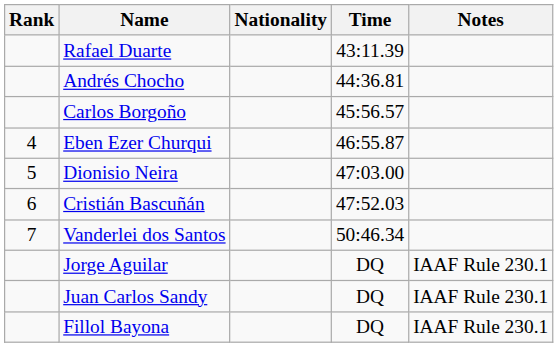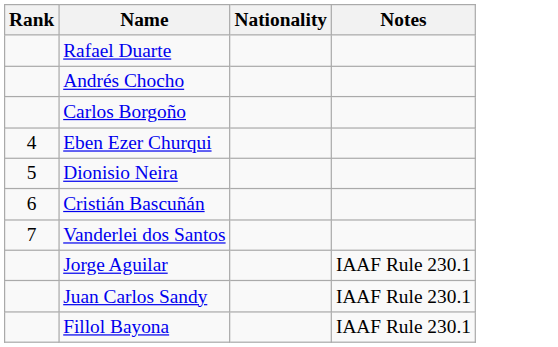- column: (370, 19)
